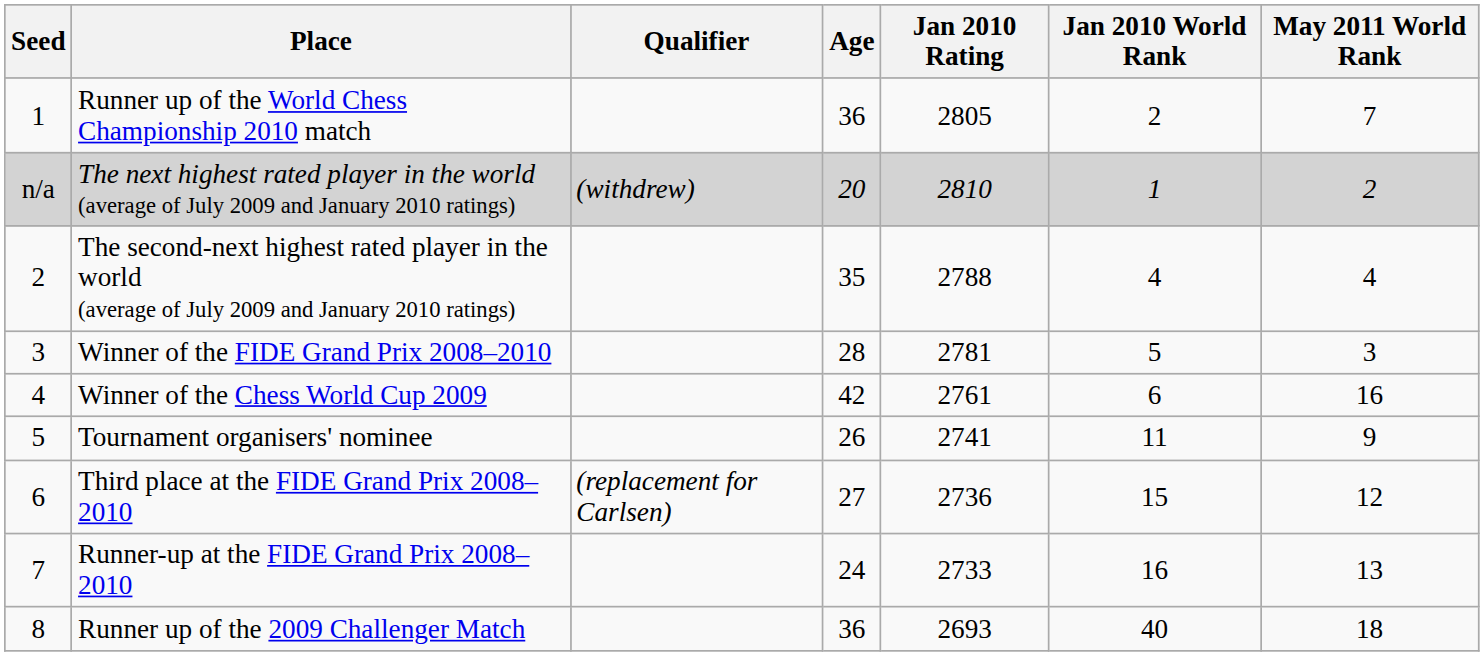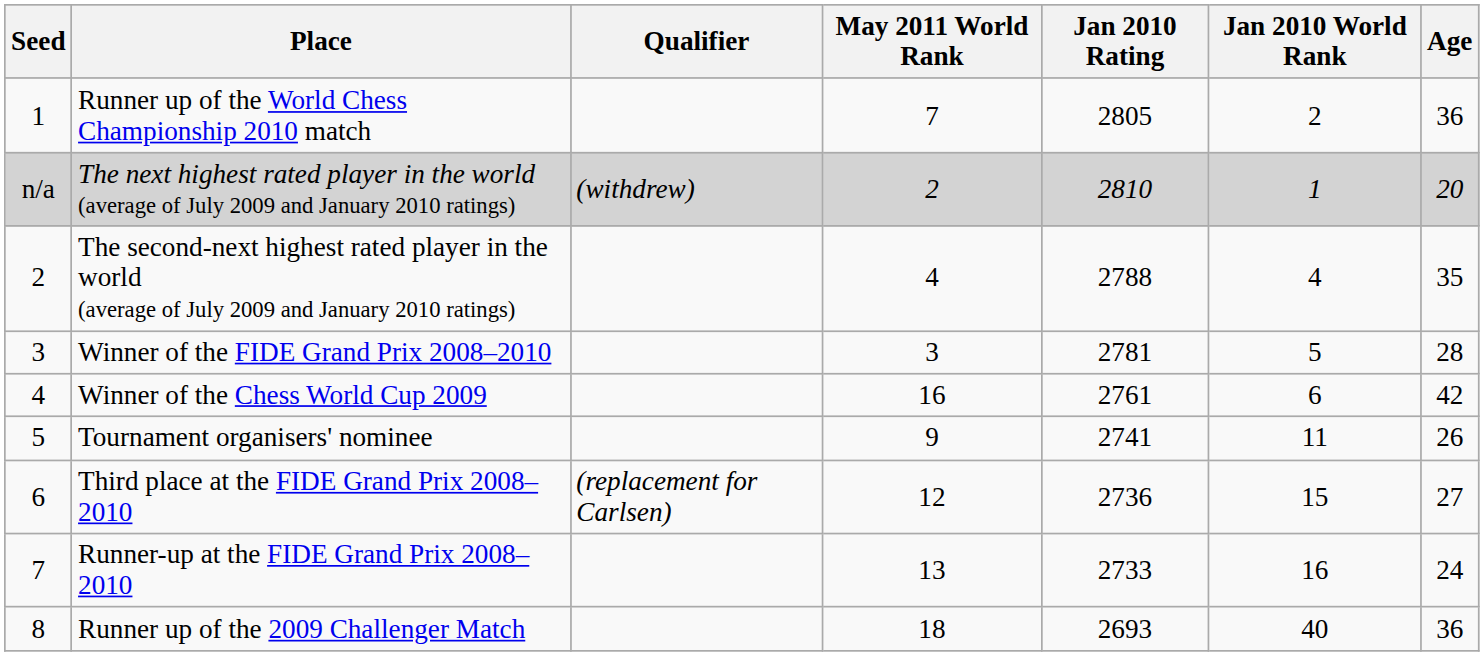columns swapped: (852, 41) <-> (1370, 41)
